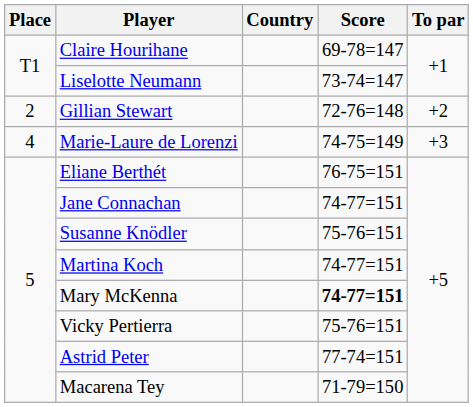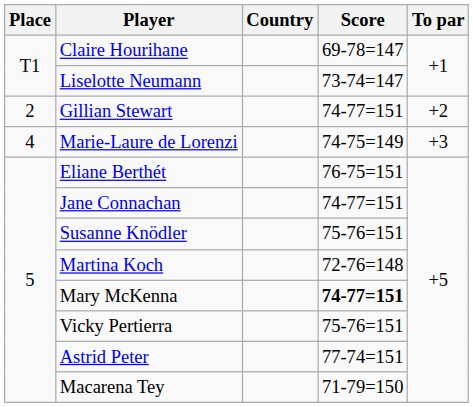(363, 111) 72-76=148 -> (363, 111) 74-77=151
(363, 264) 74-77=151 -> (363, 264) 72-76=148
